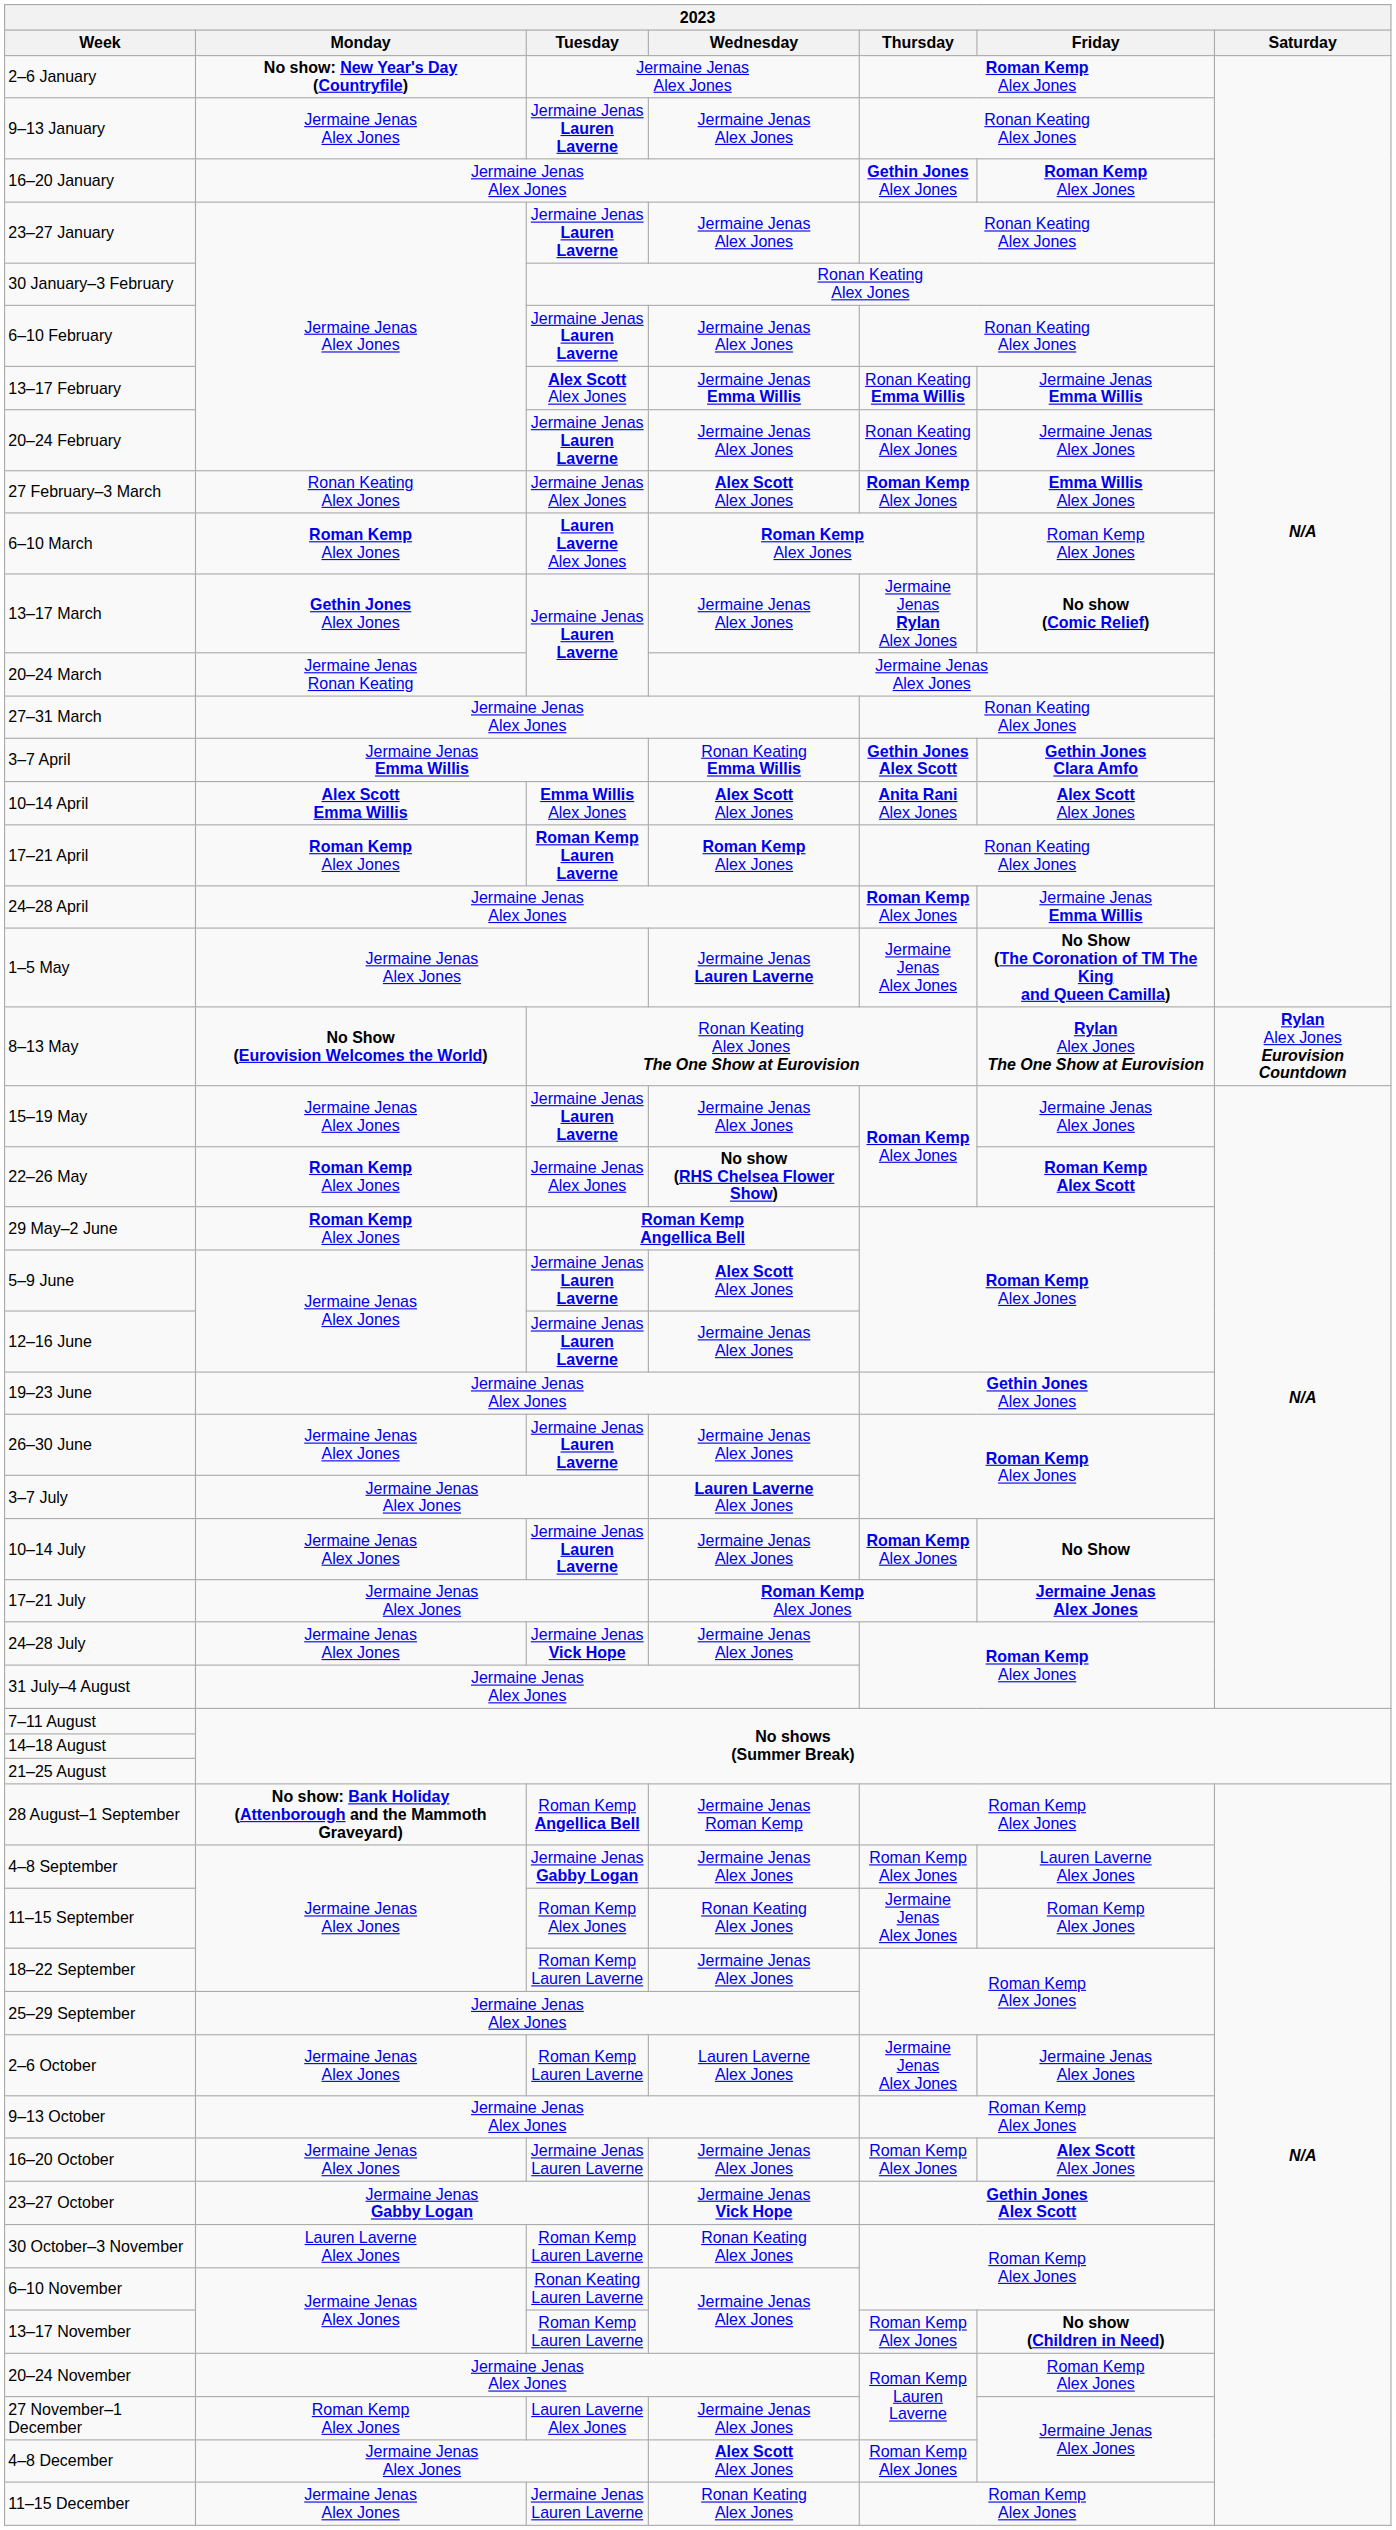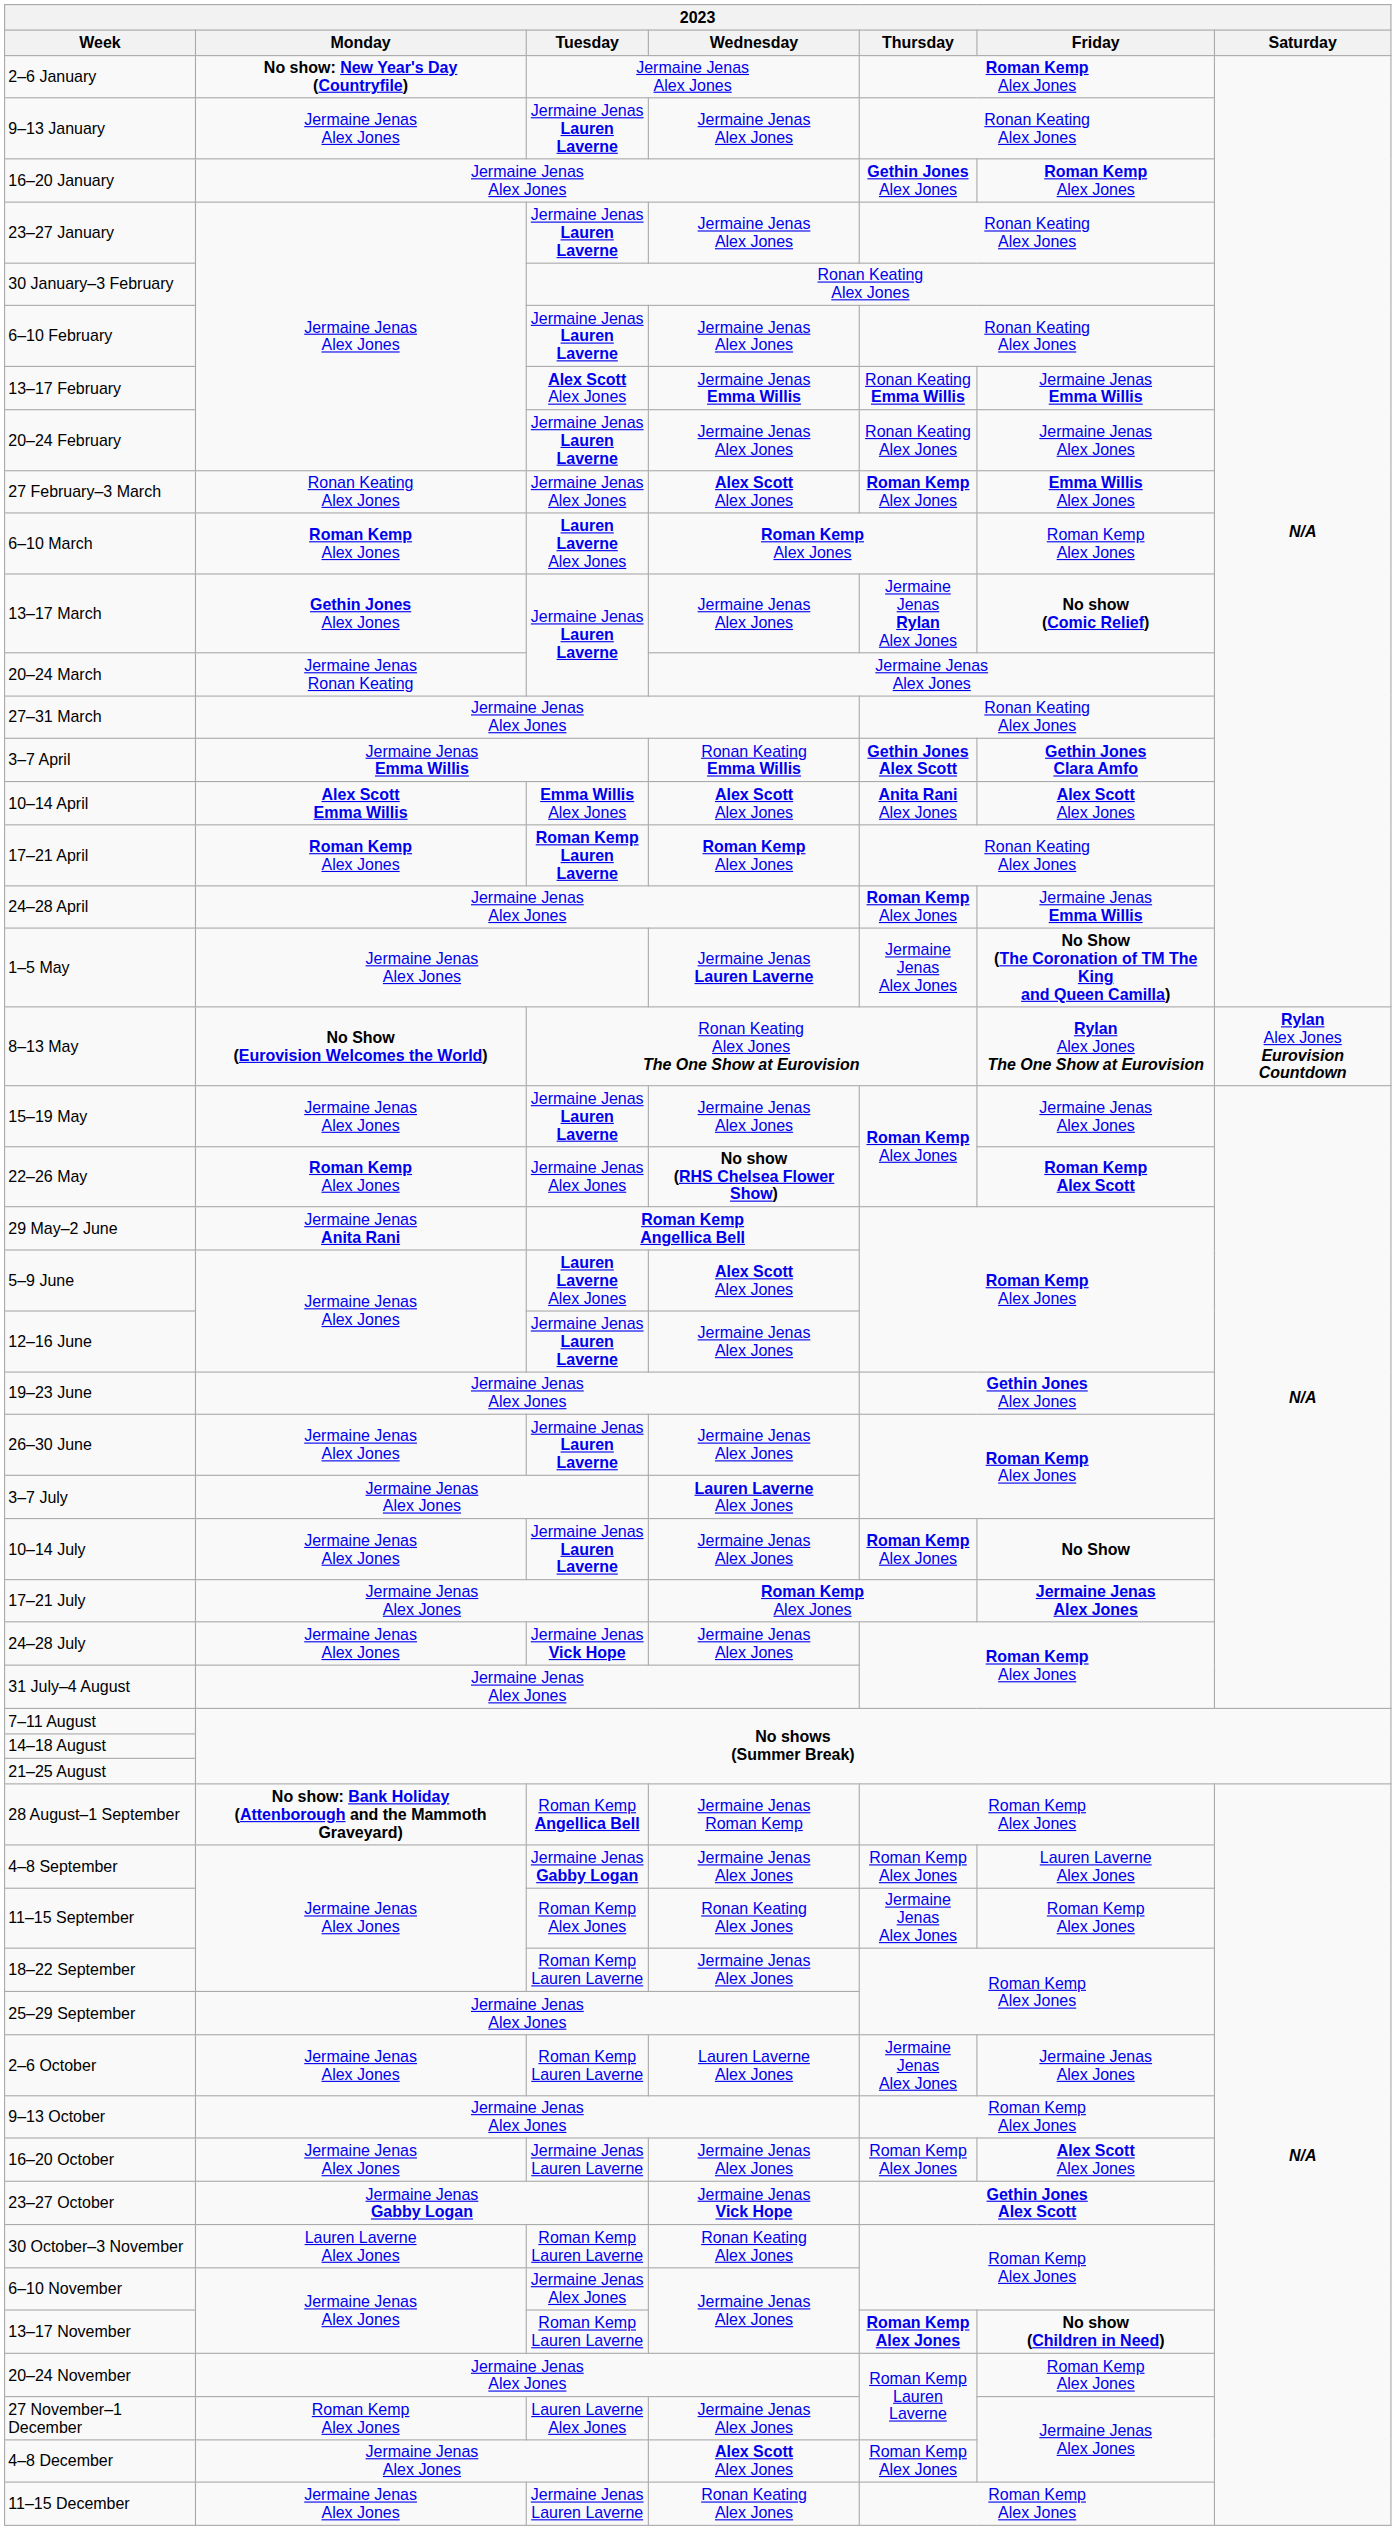(361, 1229) Roman Kemp Alex Jones -> (361, 1229) Jermaine Jenas Anita Rani
(587, 1281) Jermaine Jenas Lauren Laverne -> (587, 1281) Lauren Laverne Alex Jones
(587, 2289) Ronan Keating Lauren Laverne -> (587, 2289) Jermaine Jenas Alex Jones
(918, 2332) normal -> (918, 2332) bold
